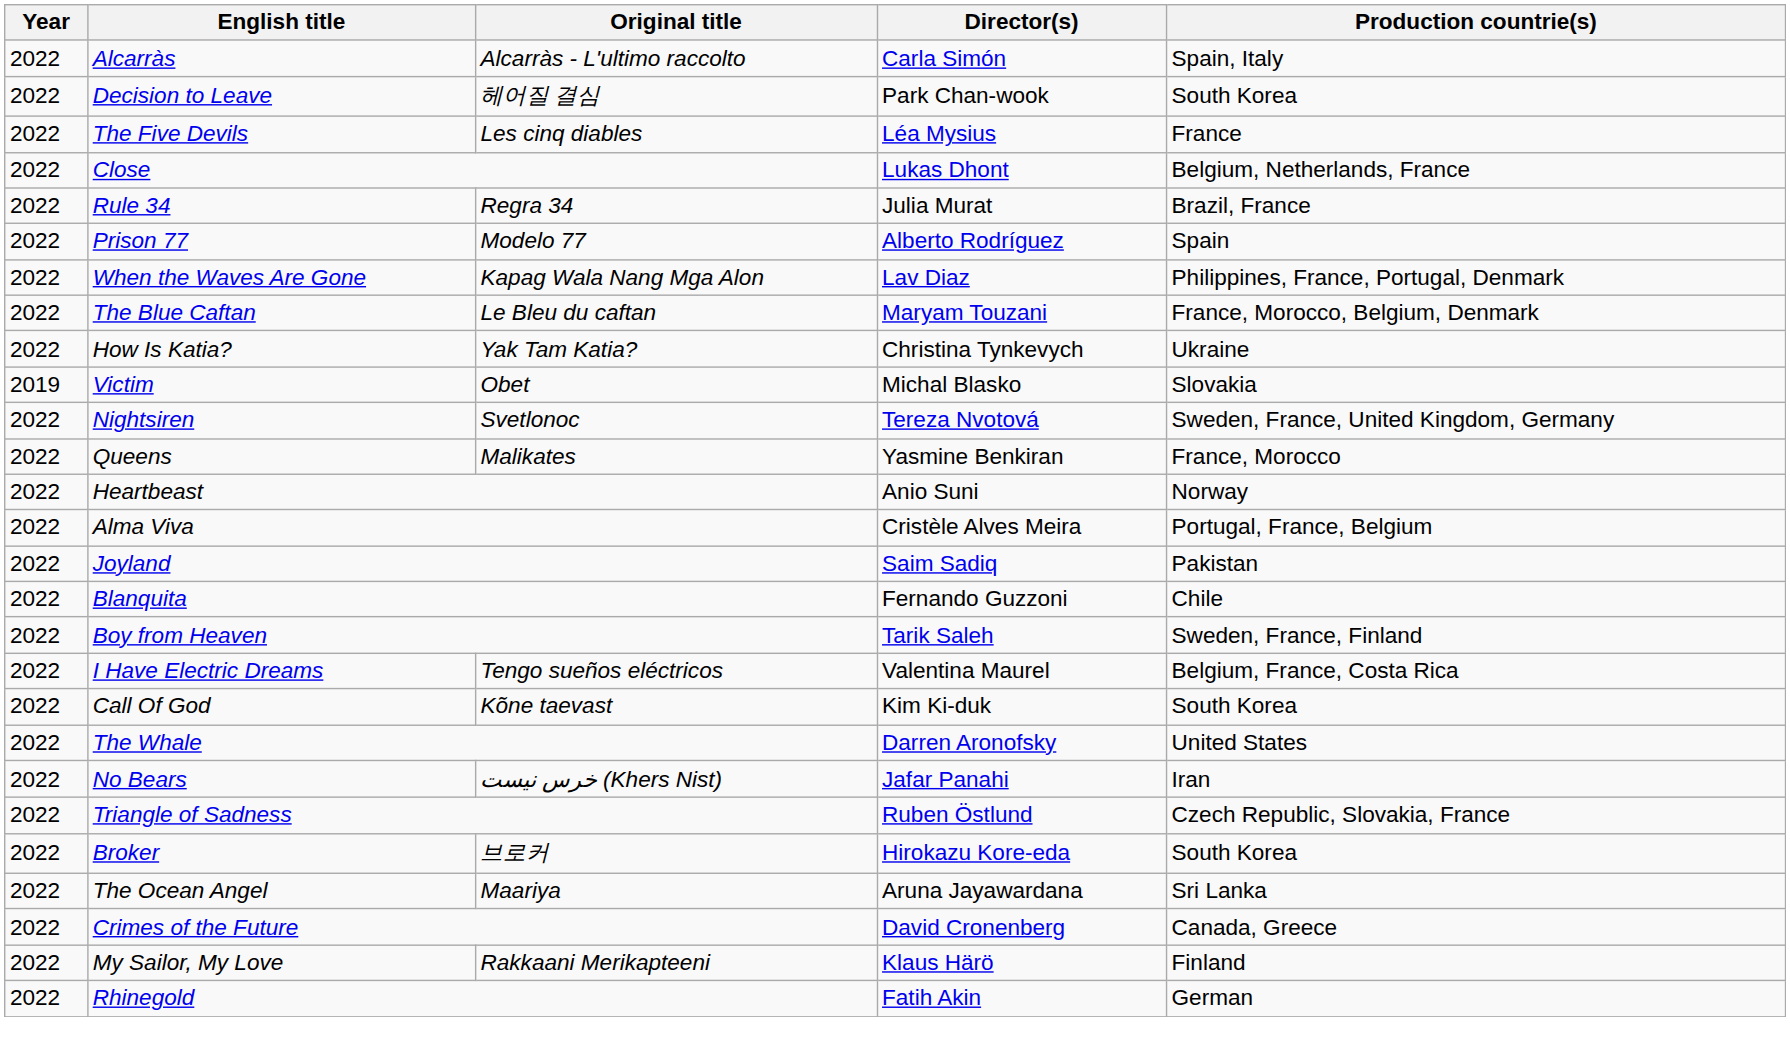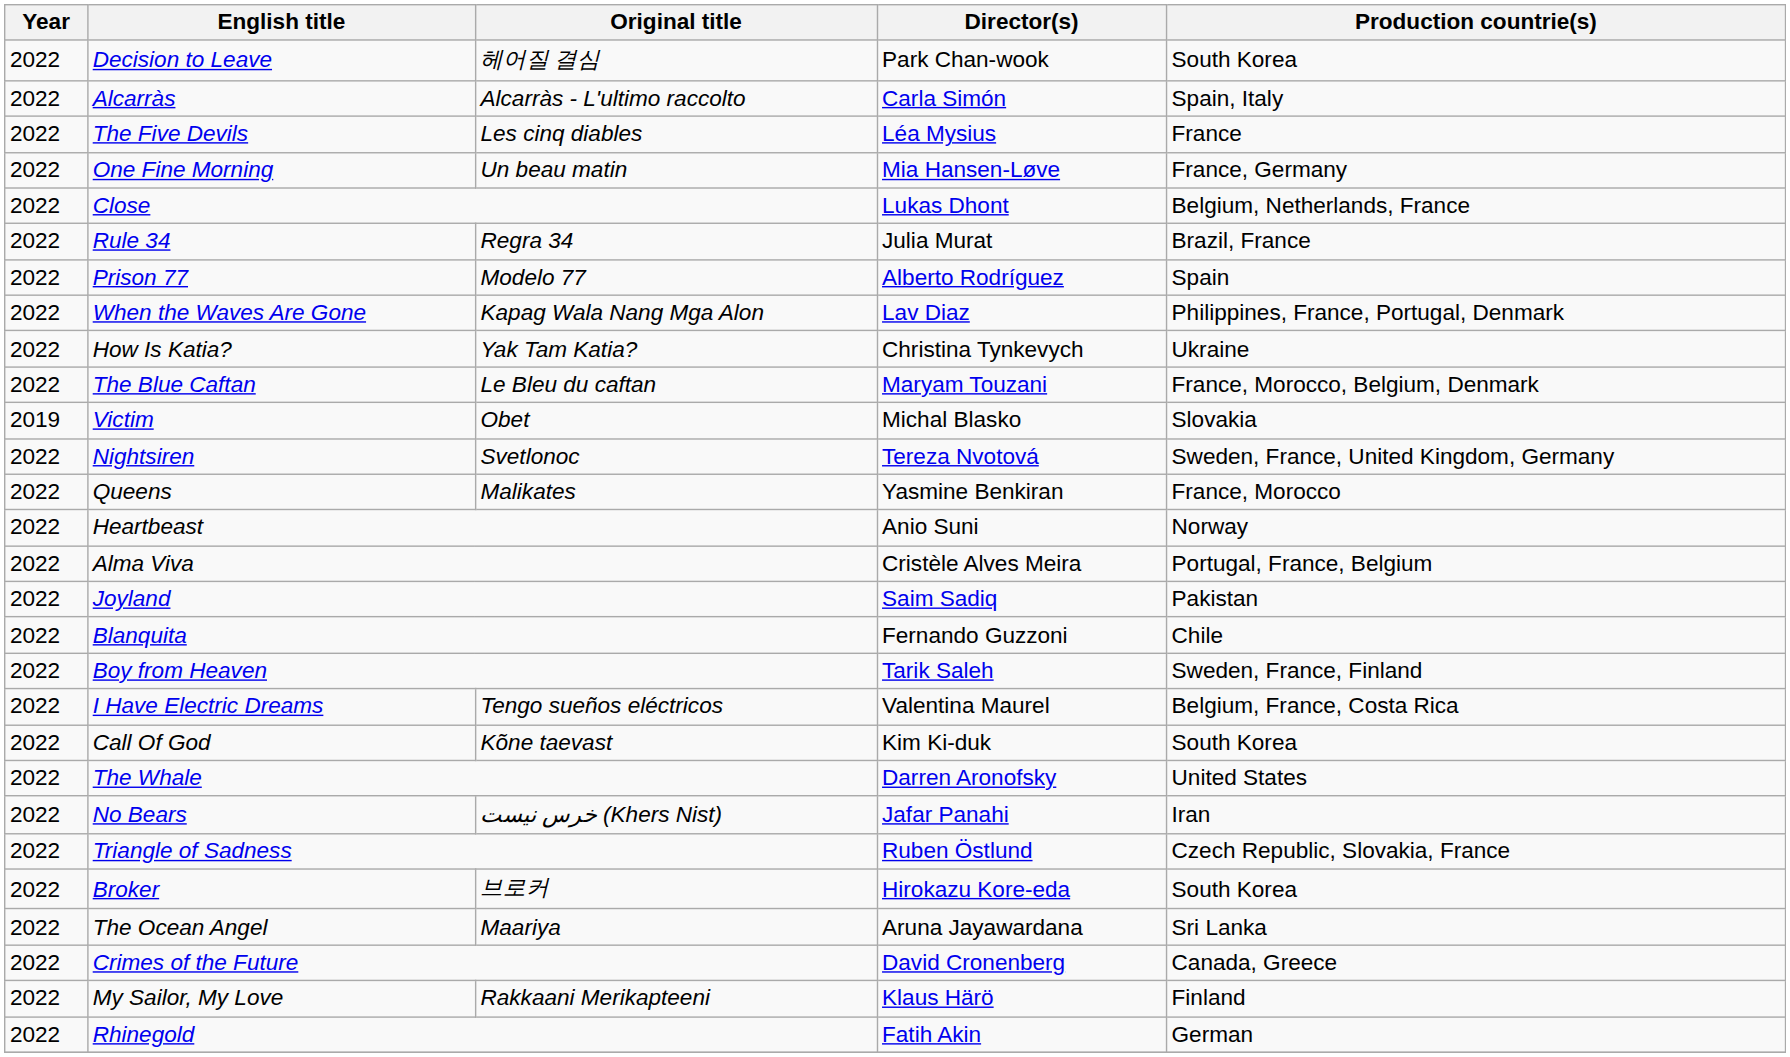rows swapped: (182, 96) <-> (134, 58)
+ row: (183, 169)
rows swapped: (174, 312) <-> (162, 348)
